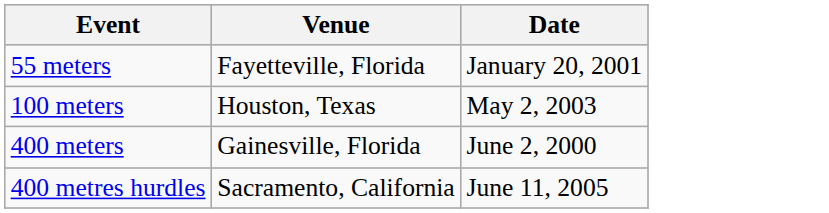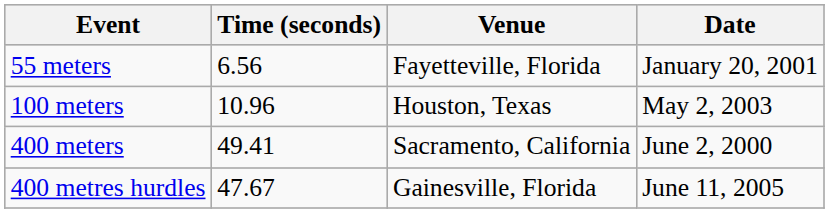+ column: (299, 24)
(319, 146) Gainesville, Florida -> (512, 146) Sacramento, California
(336, 187) Sacramento, California -> (495, 187) Gainesville, Florida
